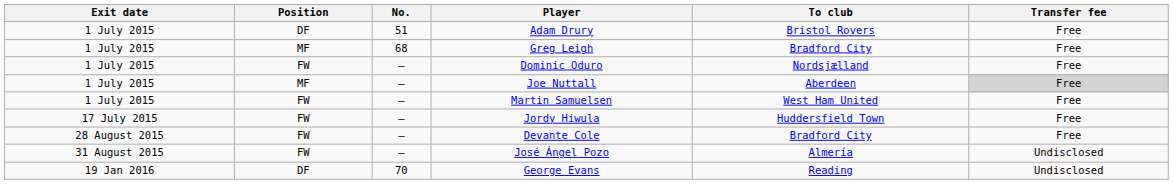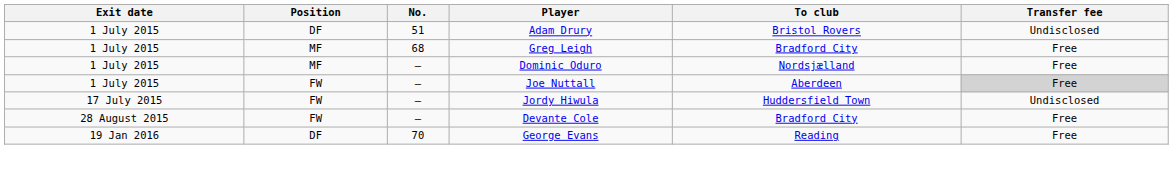(1069, 31) Free -> (1065, 31) Undisclosed
(303, 66) FW -> (316, 66) MF
(303, 83) MF -> (316, 83) FW
- row: (562, 101)
(1069, 118) Free -> (1065, 101) Undisclosed
- row: (562, 153)
(1069, 171) Undisclosed -> (1065, 136) Free
